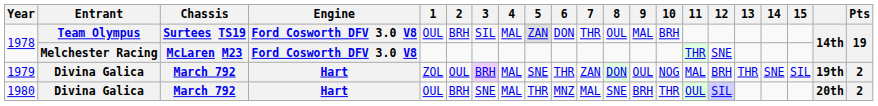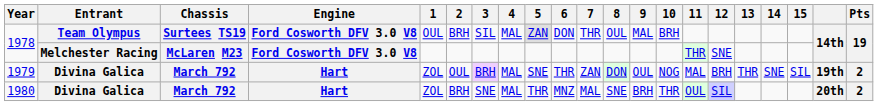(433, 91) OUL -> (433, 91) ZOL
